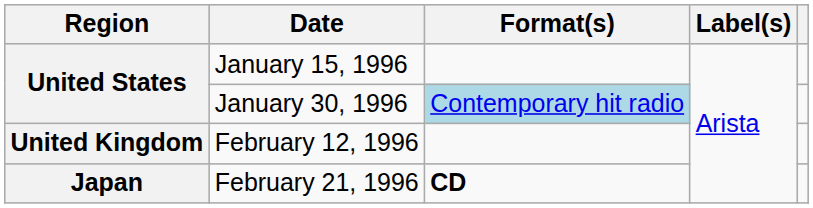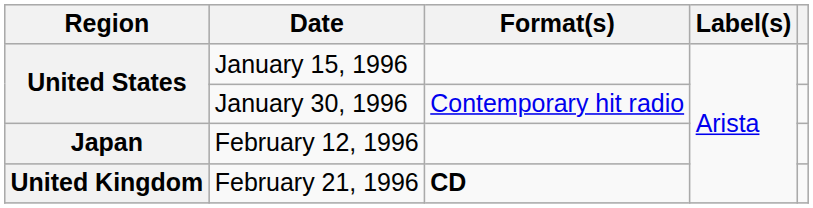(557, 103) lightblue background -> (557, 103) no background
(107, 143) United Kingdom -> (107, 143) Japan
(107, 182) Japan -> (107, 182) United Kingdom
